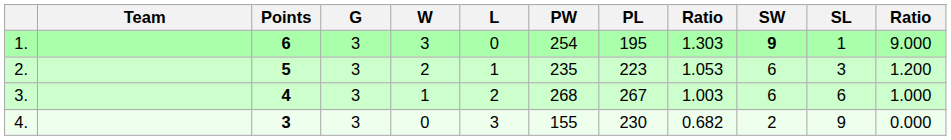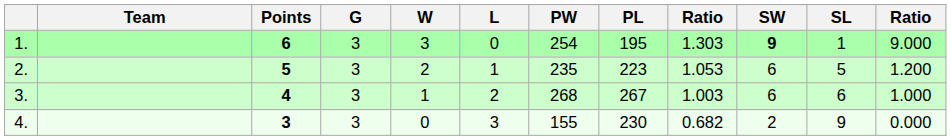(841, 69) 3 -> (841, 69) 5
